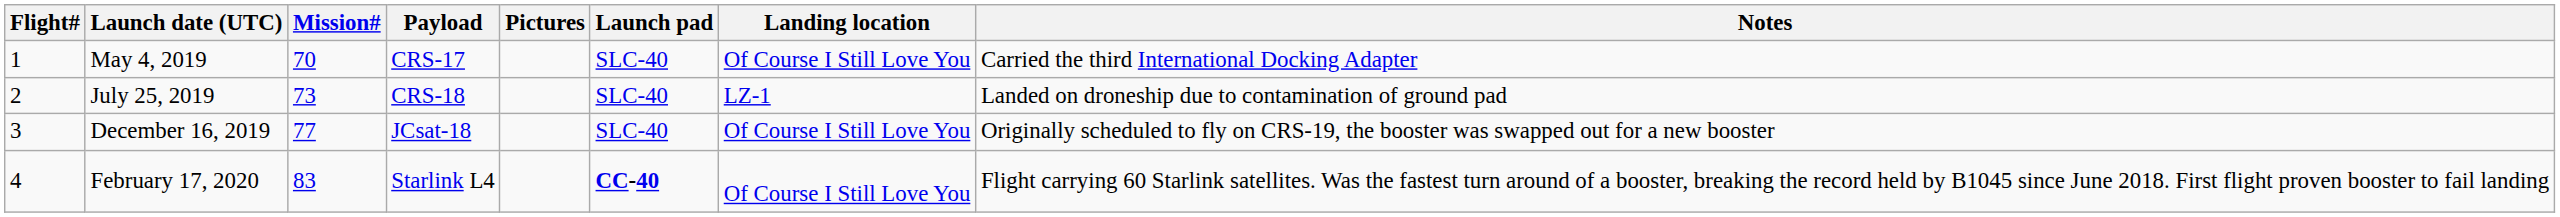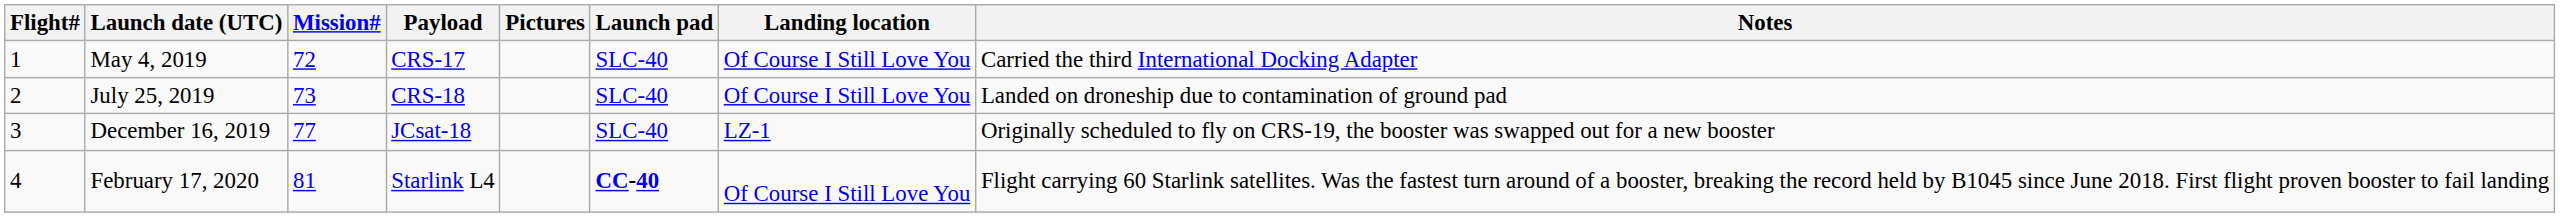(304, 58) 70 -> (304, 58) 72
(747, 95) LZ-1 -> (847, 95) Of Course I Still Love You
(847, 131) Of Course I Still Love You -> (747, 131) LZ-1
(304, 180) 83 -> (304, 180) 81
